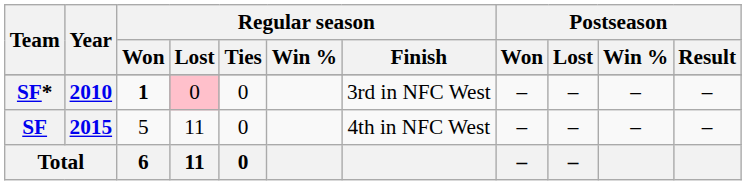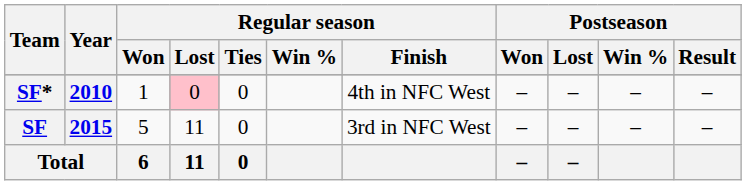(143, 92) bold -> (143, 92) normal
(419, 92) 3rd in NFC West -> (419, 92) 4th in NFC West
(419, 127) 4th in NFC West -> (419, 127) 3rd in NFC West
